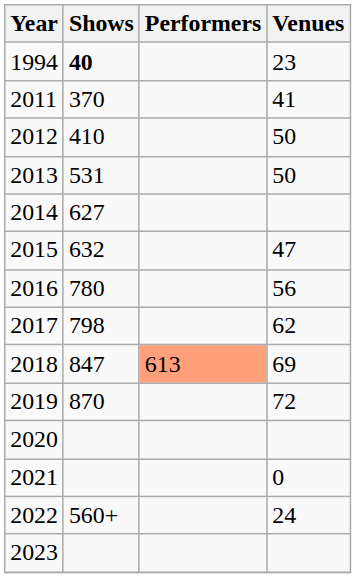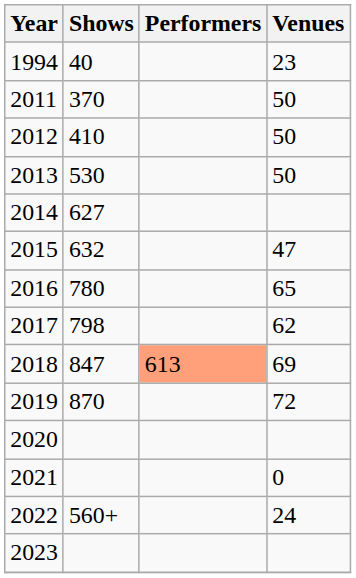(81, 61) bold -> (81, 61) normal
(284, 99) 41 -> (284, 99) 50
(87, 174) 531 -> (87, 174) 530
(284, 288) 56 -> (284, 288) 65
